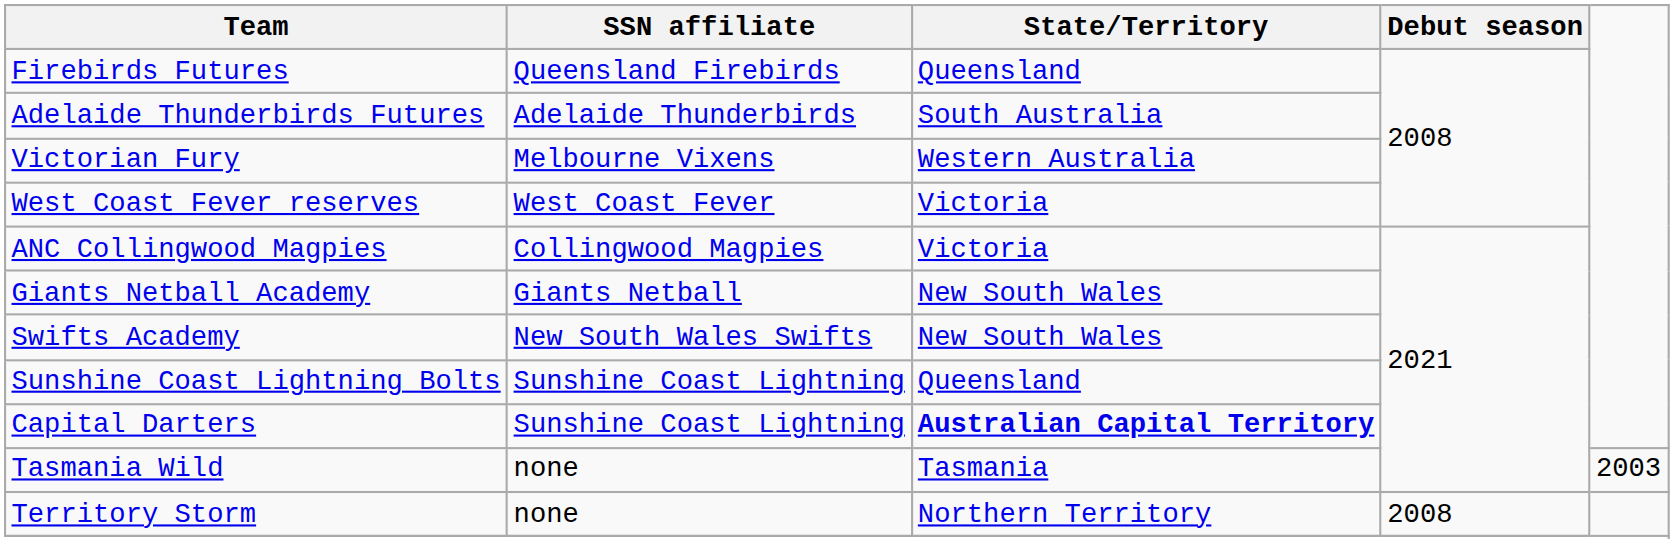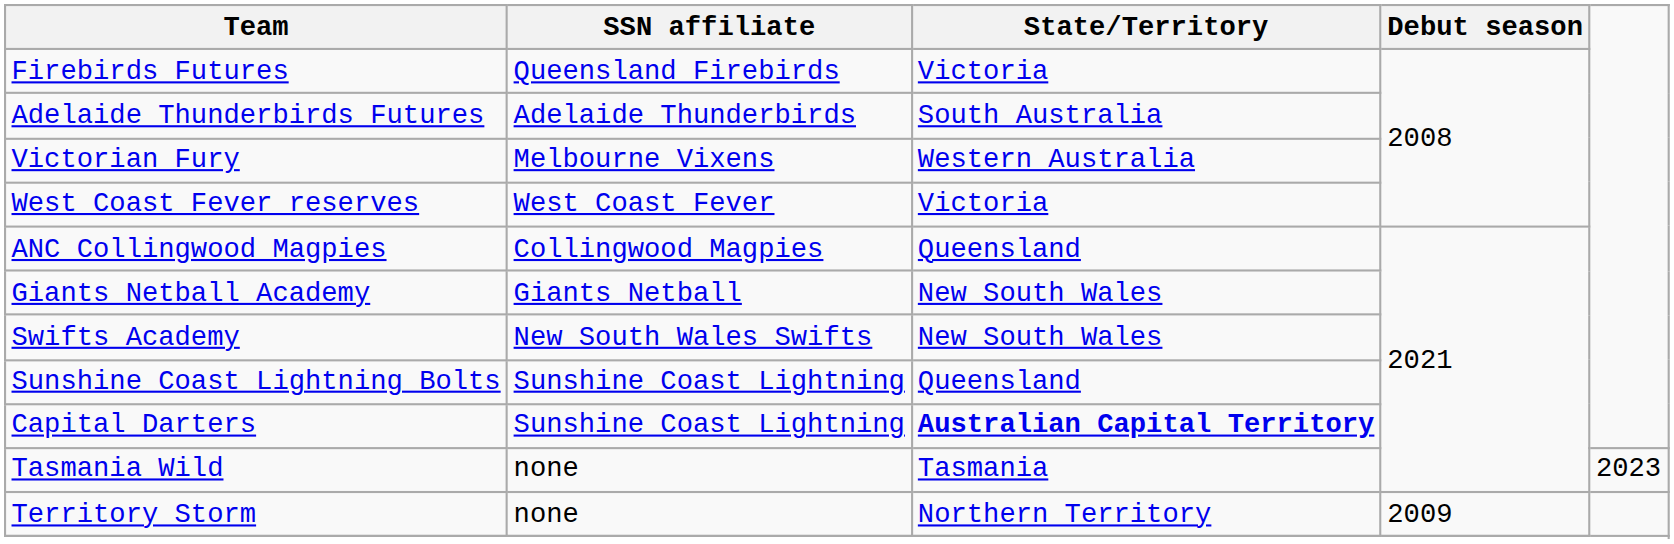(999, 71) Queensland -> (983, 71) Victoria
(983, 249) Victoria -> (999, 249) Queensland
(1629, 470) 2003 -> (1629, 470) 2023
(1420, 514) 2008 -> (1420, 514) 2009
